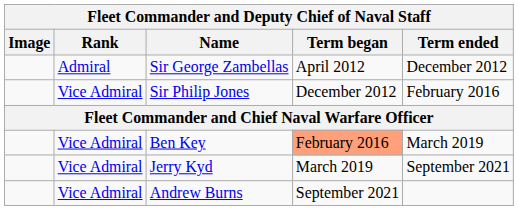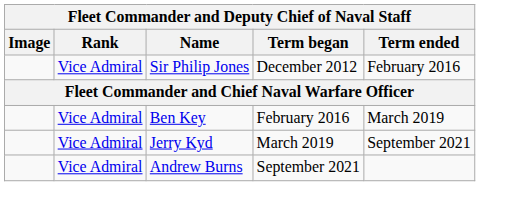- row: (219, 67)
(342, 142) lightsalmon background -> (303, 117) no background
